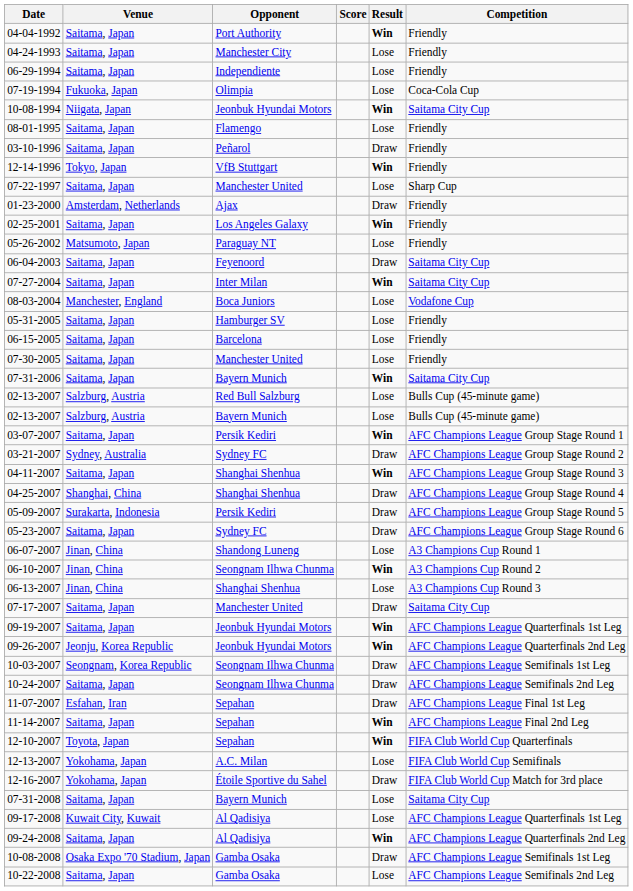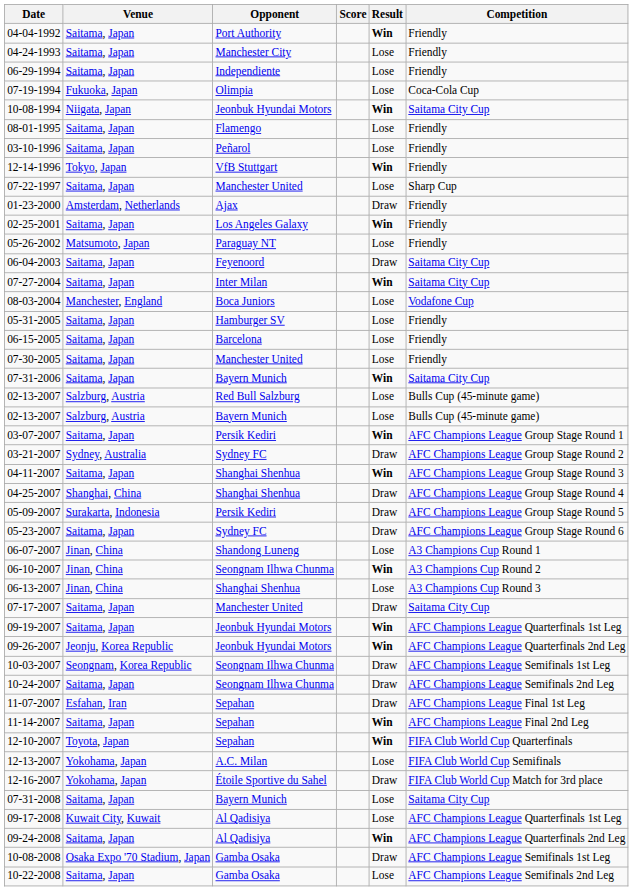(385, 148) Draw -> (383, 148) Lose
